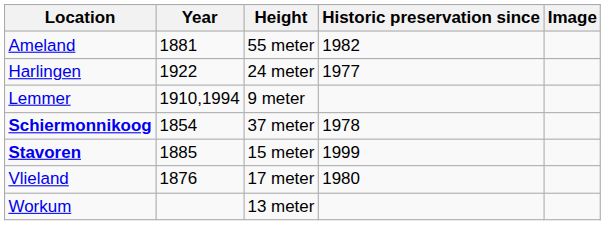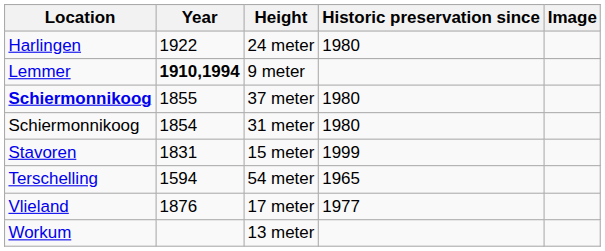- row: (281, 44)
(341, 71) 1977 -> (341, 44) 1980
(200, 98) normal -> (200, 71) bold
(178, 125) 1854 -> (178, 98) 1855
(341, 125) 1978 -> (341, 98) 1980
+ row: (281, 125)
(45, 152) bold -> (42, 152) normal
(178, 152) 1885 -> (178, 152) 1831
+ row: (281, 179)
(341, 179) 1980 -> (341, 206) 1977
